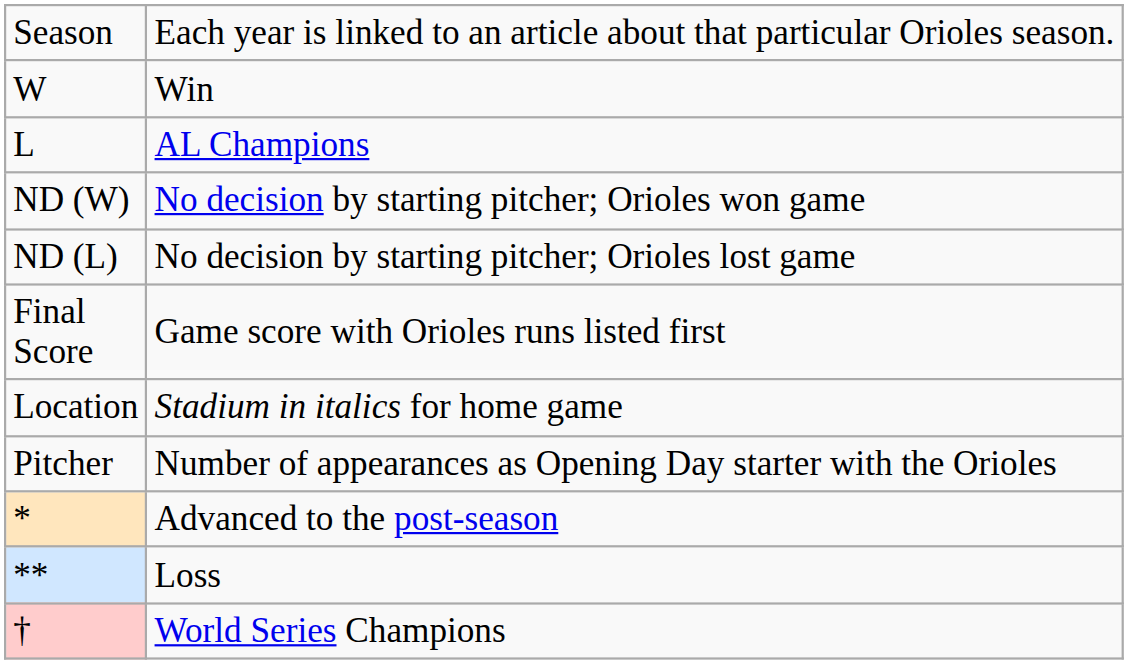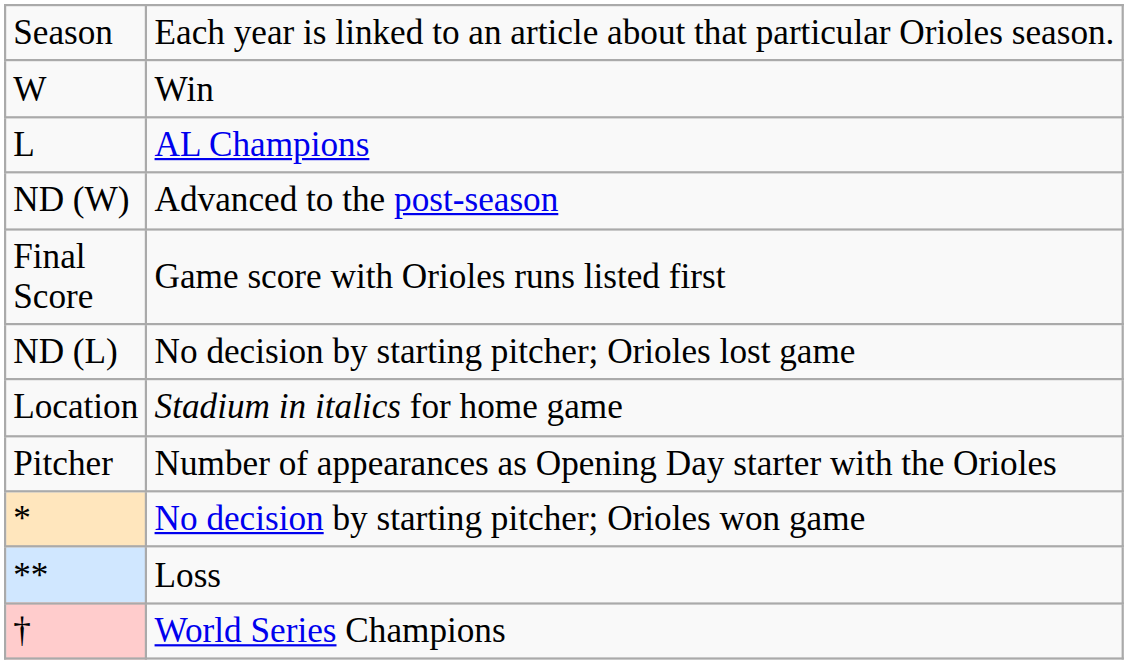(510, 199) No decision by starting pitcher; Orioles won game -> (356, 199) Advanced to the post-season
rows swapped: (66, 255) <-> (53, 331)
(356, 518) Advanced to the post-season -> (510, 518) No decision by starting pitcher; Orioles won game
